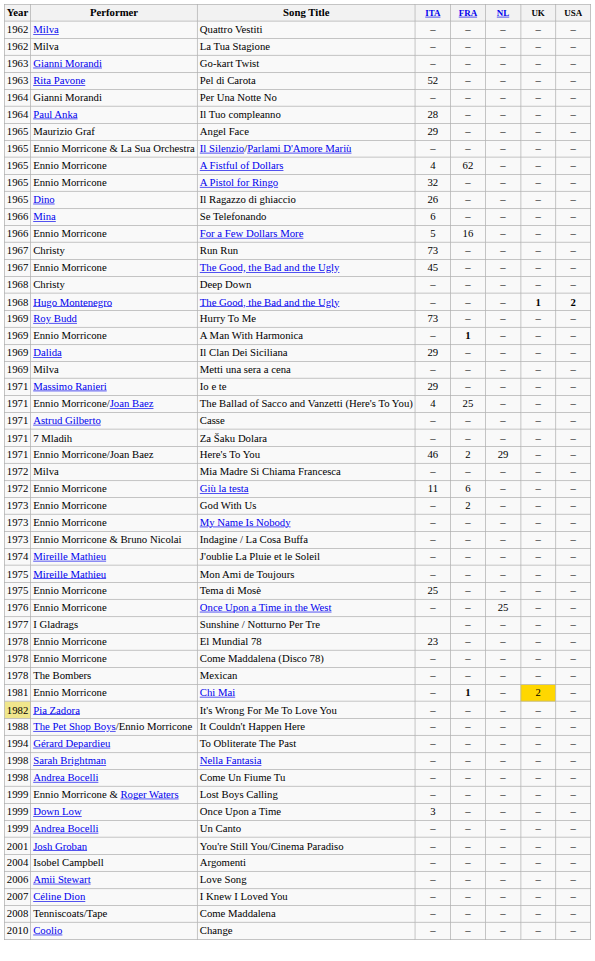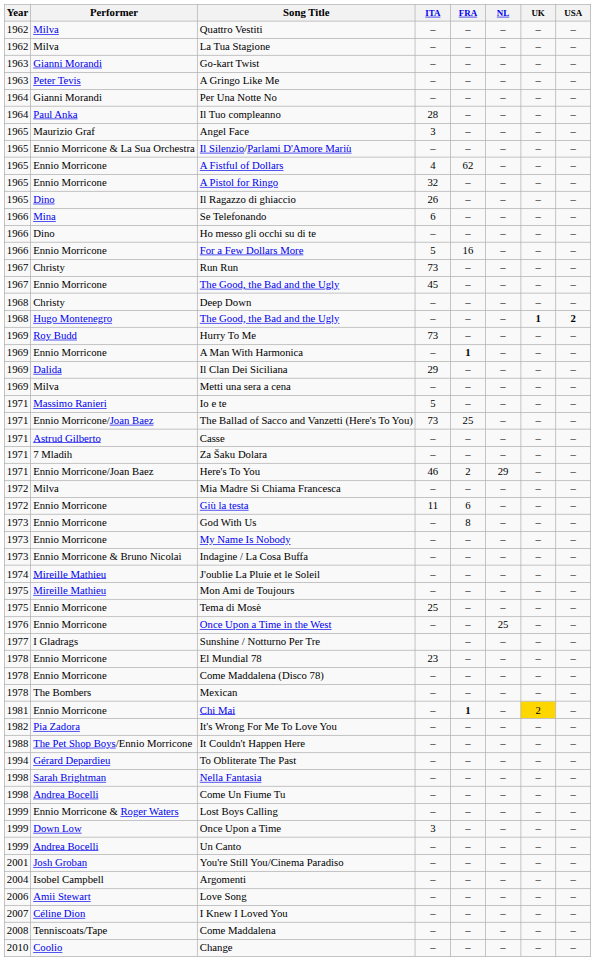+ row: (57, 81)
- row: (59, 81)
(433, 132) 29 -> (433, 132) 3
+ row: (44, 234)
(433, 387) 29 -> (433, 404) 5
(433, 404) 4 -> (433, 421) 73
(468, 506) 2 -> (468, 523) 8
(18, 710) khaki background -> (18, 727) no background
